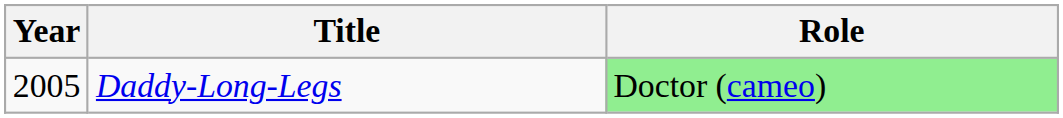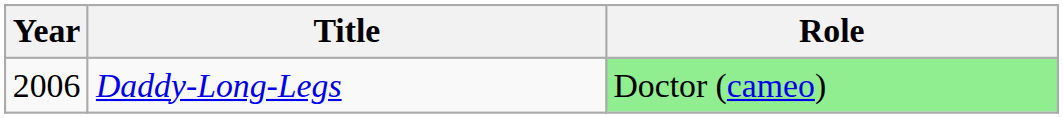(47, 84) 2005 -> (47, 84) 2006
